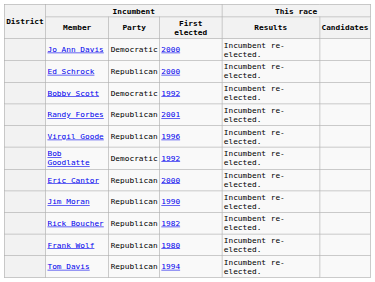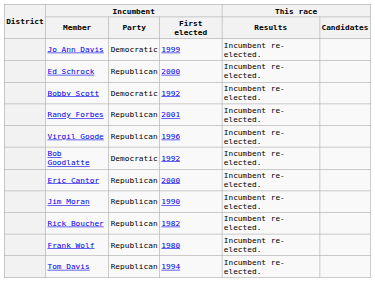(171, 50) 2000 -> (171, 50) 1999
